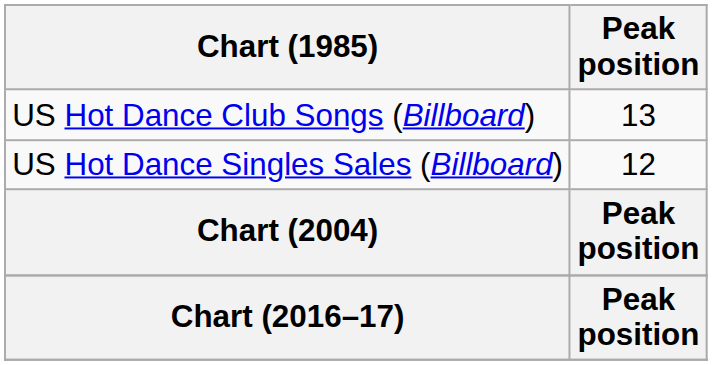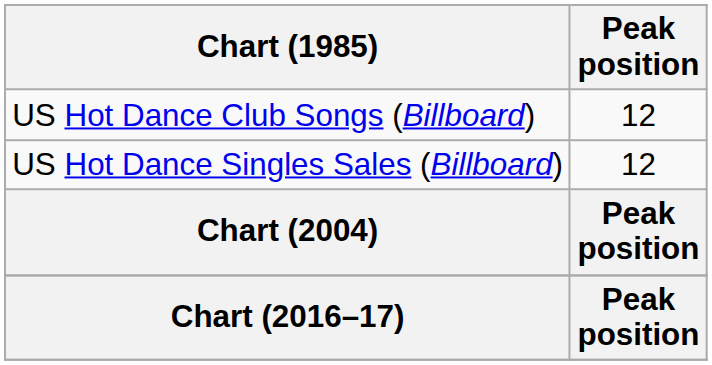(638, 114) 13 -> (638, 114) 12
